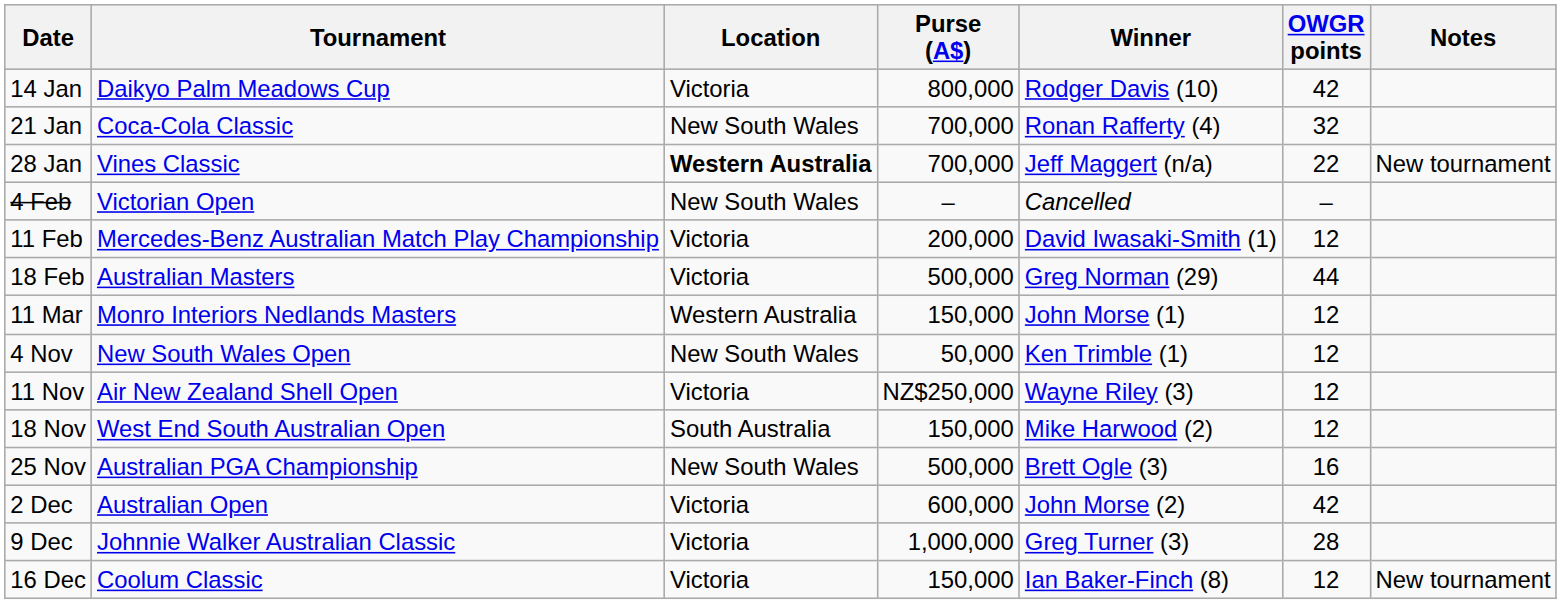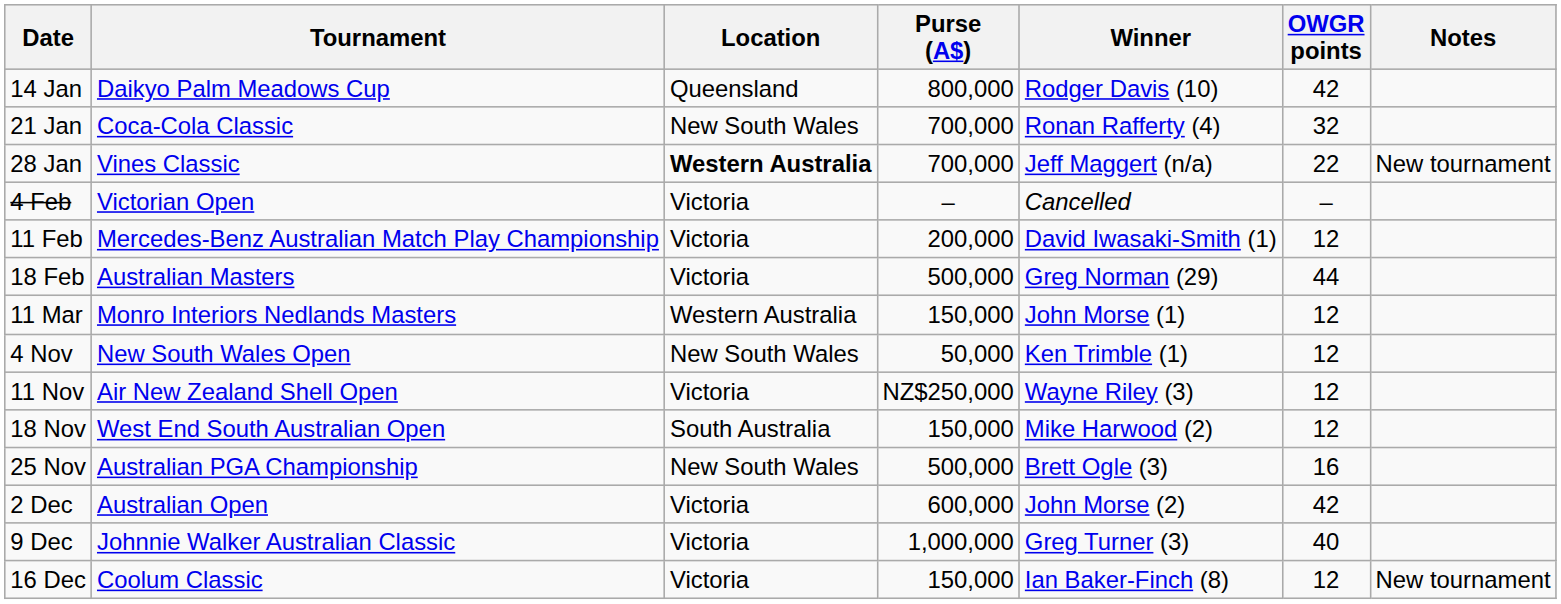(710, 88) Victoria -> (734, 88) Queensland
(764, 202) New South Wales -> (710, 202) Victoria
(1326, 542) 28 -> (1326, 542) 40
